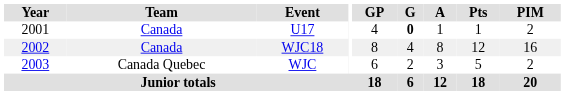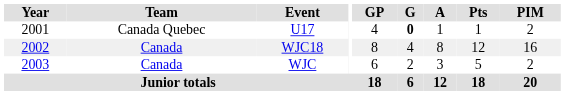(162, 30) Canada -> (162, 30) Canada Quebec
(162, 64) Canada Quebec -> (162, 64) Canada
